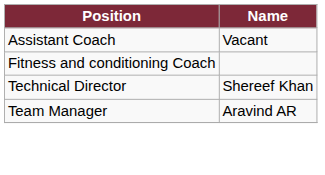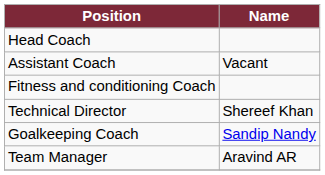+ row: (49, 39)
+ row: (73, 134)
